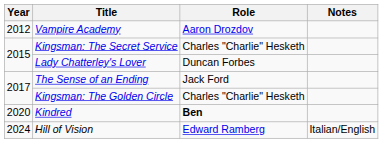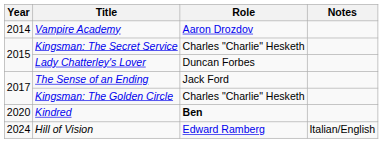(19, 29) 2012 -> (19, 29) 2014
